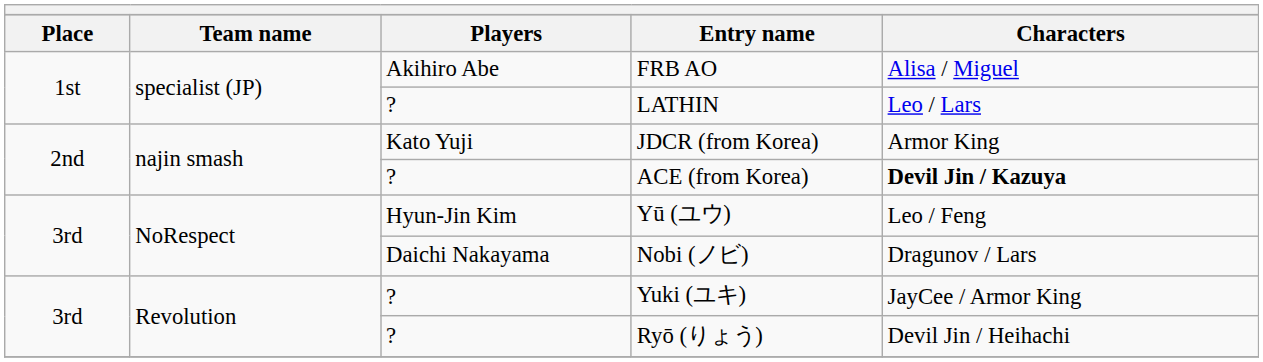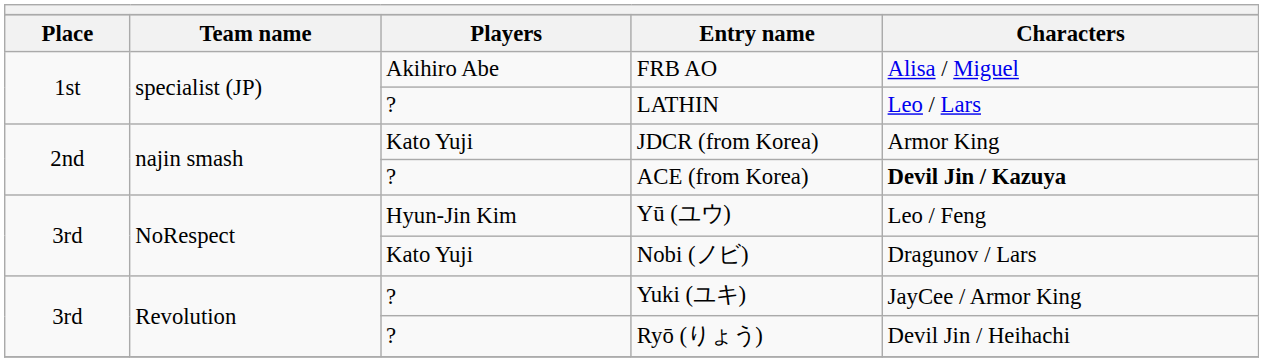(468, 255) Daichi Nakayama -> (430, 255) Kato Yuji
